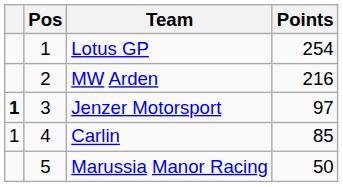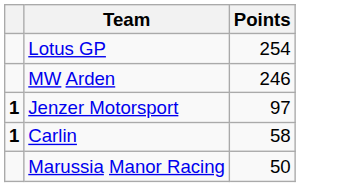- column: (45, 19)
(318, 78) 216 -> (275, 78) 246
(14, 136) normal -> (14, 136) bold
(323, 136) 85 -> (280, 136) 58
